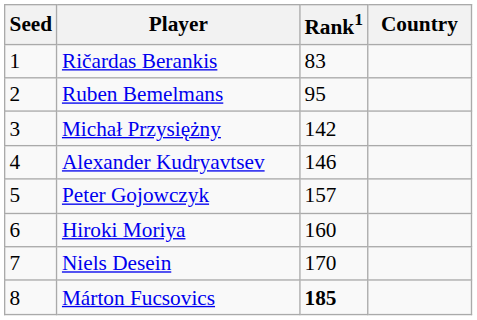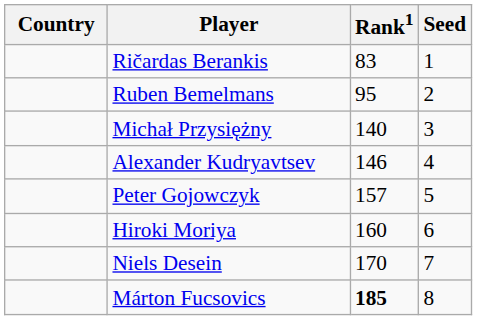columns swapped: (419, 24) <-> (31, 24)
(320, 128) 142 -> (371, 128) 140
